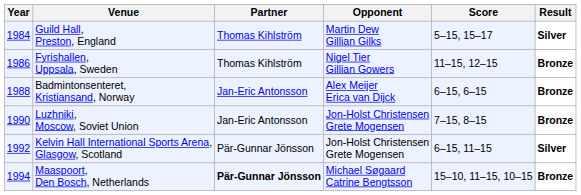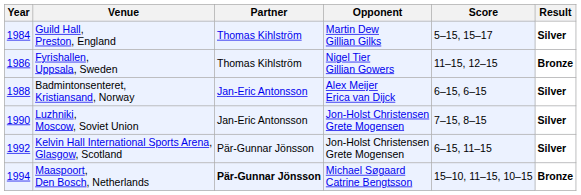(555, 92) Bronze -> (552, 92) Silver
(555, 120) Bronze -> (552, 120) Silver
